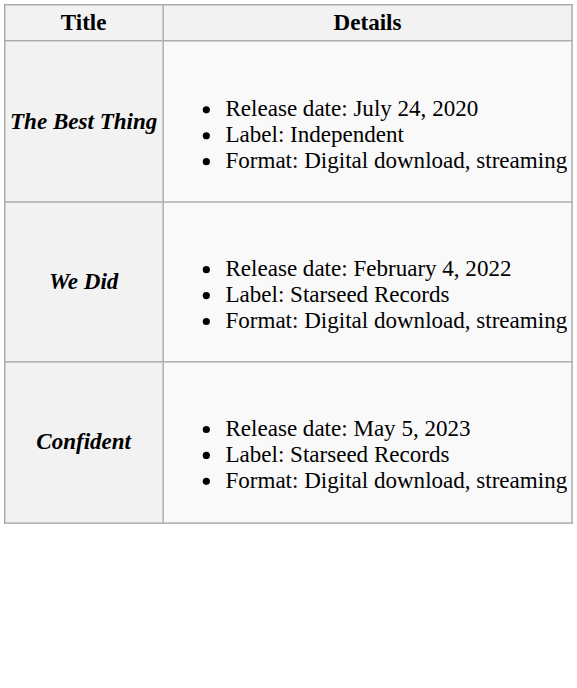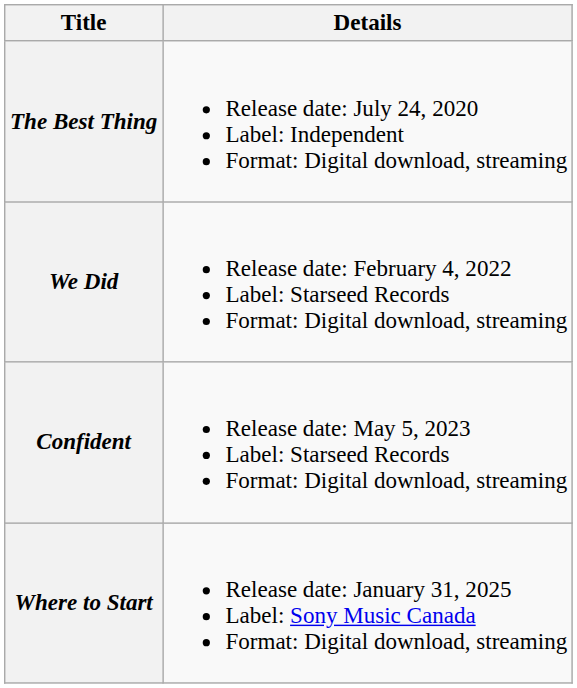+ row: (84, 602)
